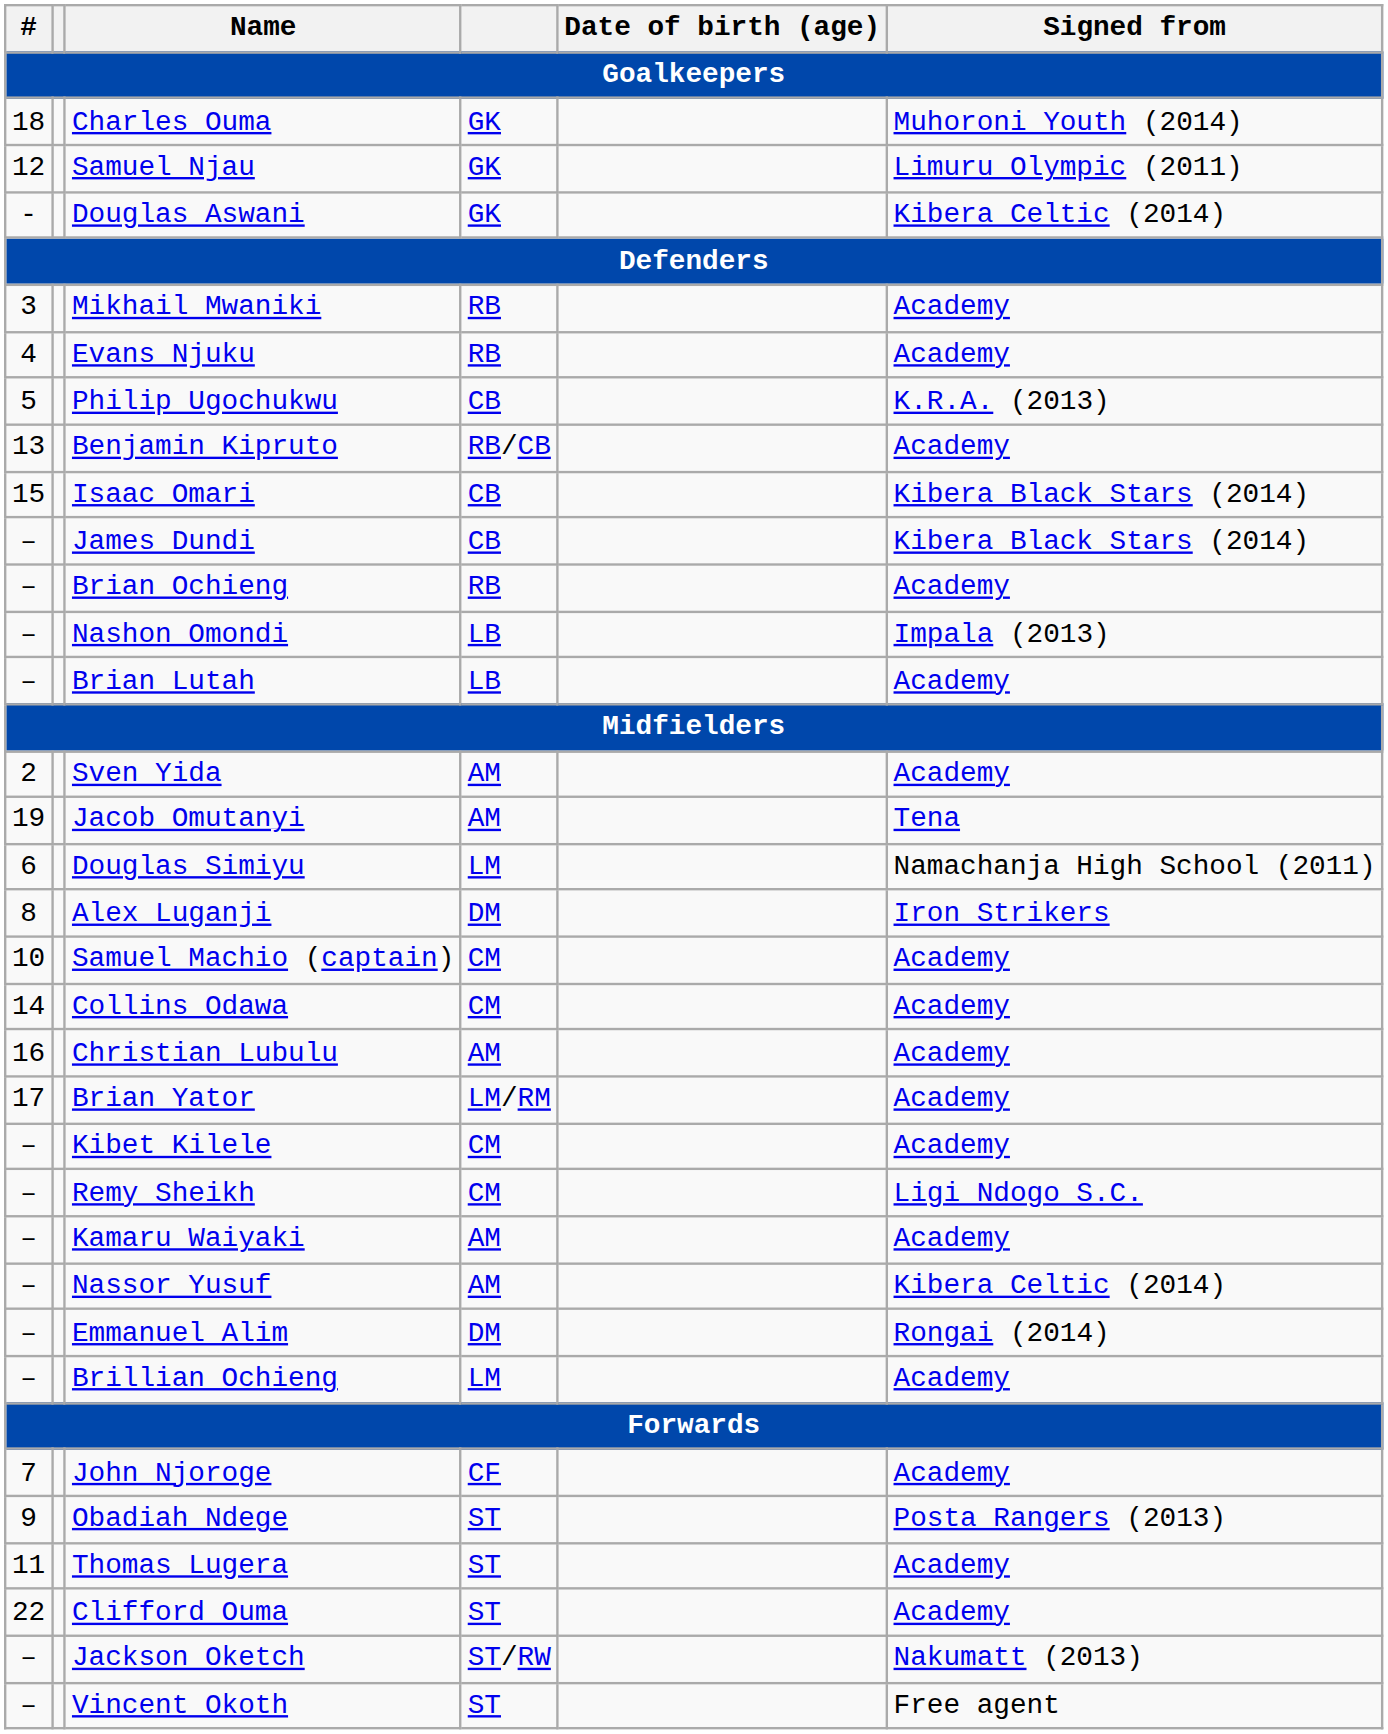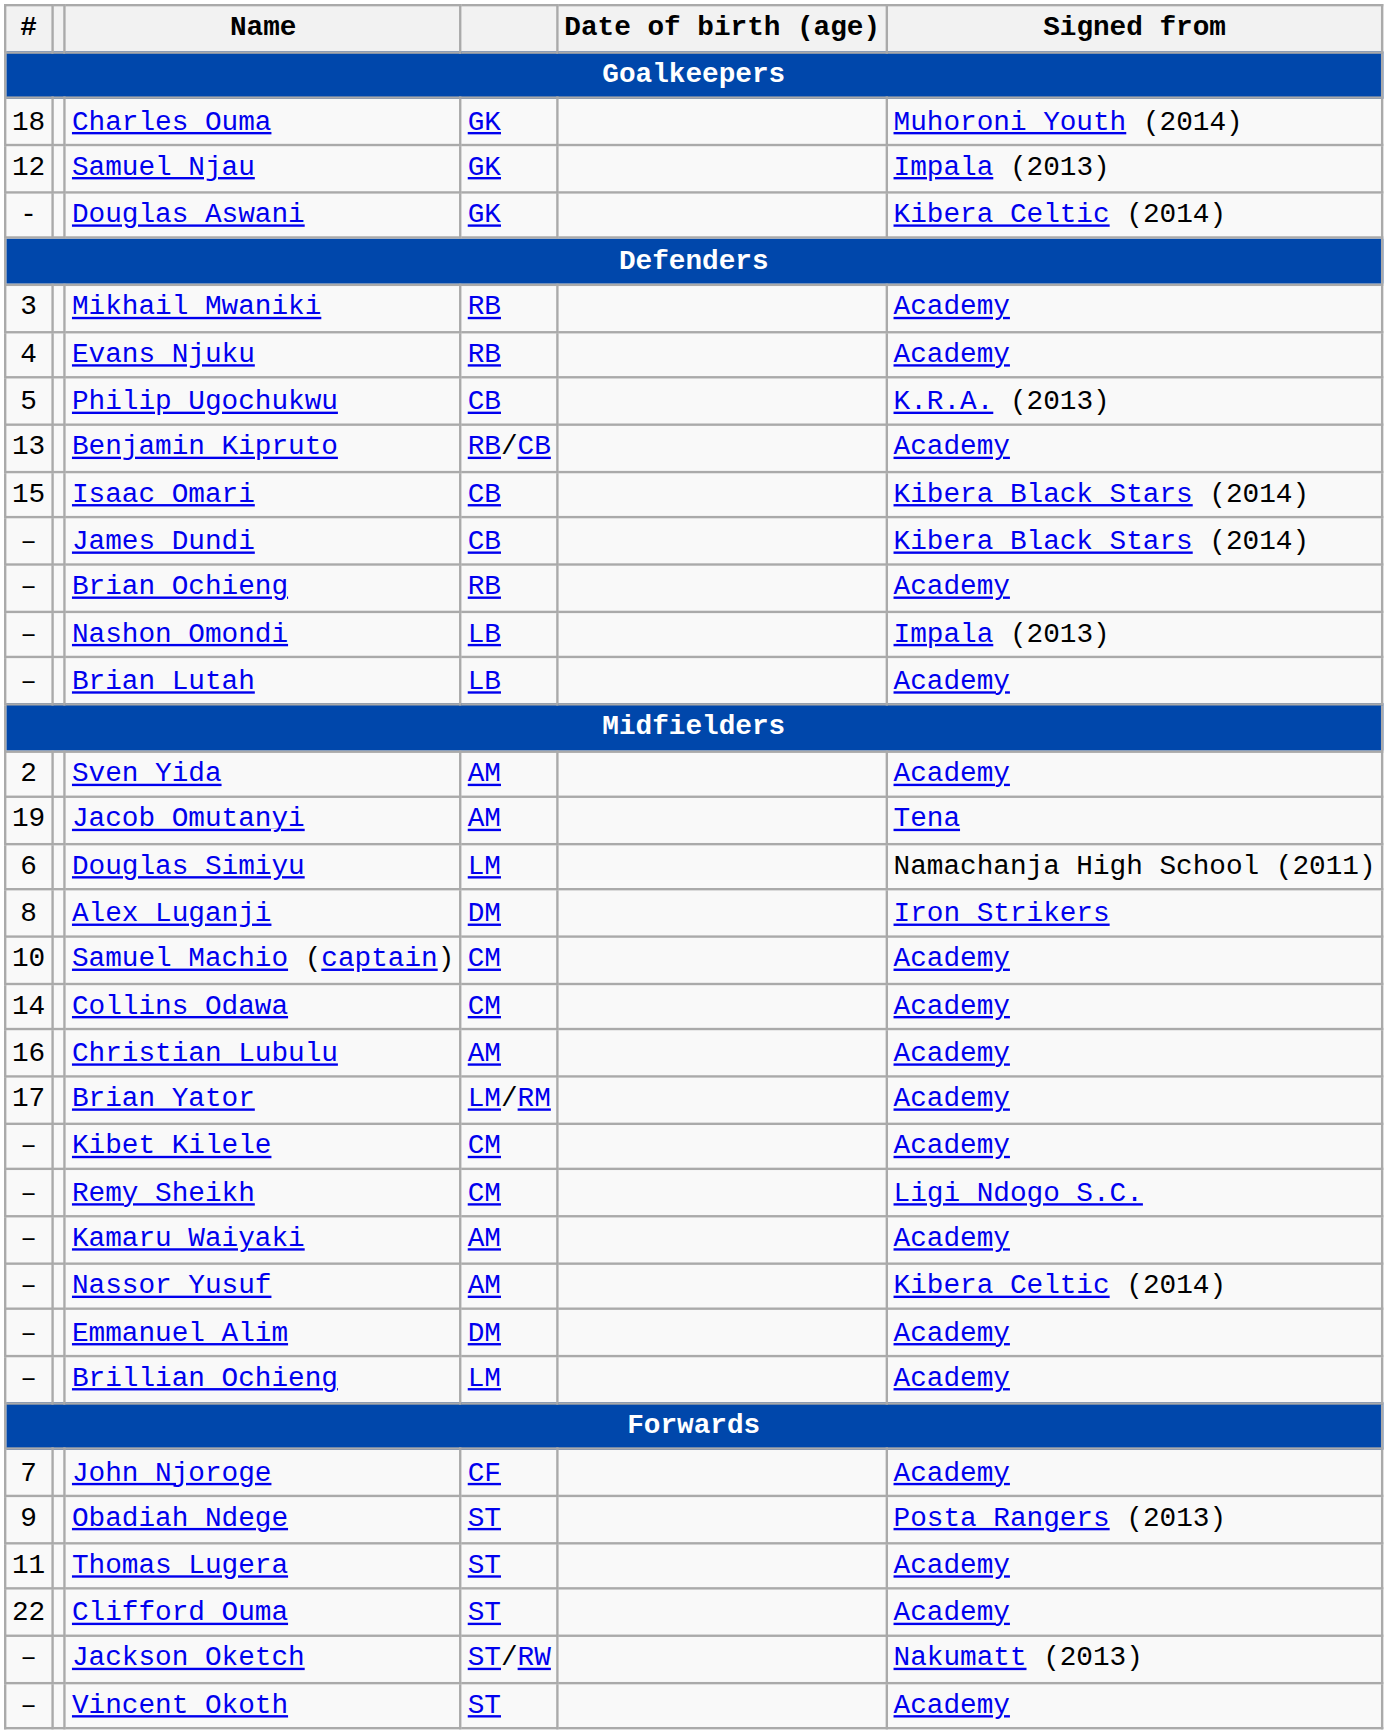(1068, 168) Limuru Olympic (2011) -> (1002, 168) Impala (2013)
(1002, 1333) Rongai (2014) -> (952, 1333) Academy
(977, 1705) Free agent -> (952, 1705) Academy
